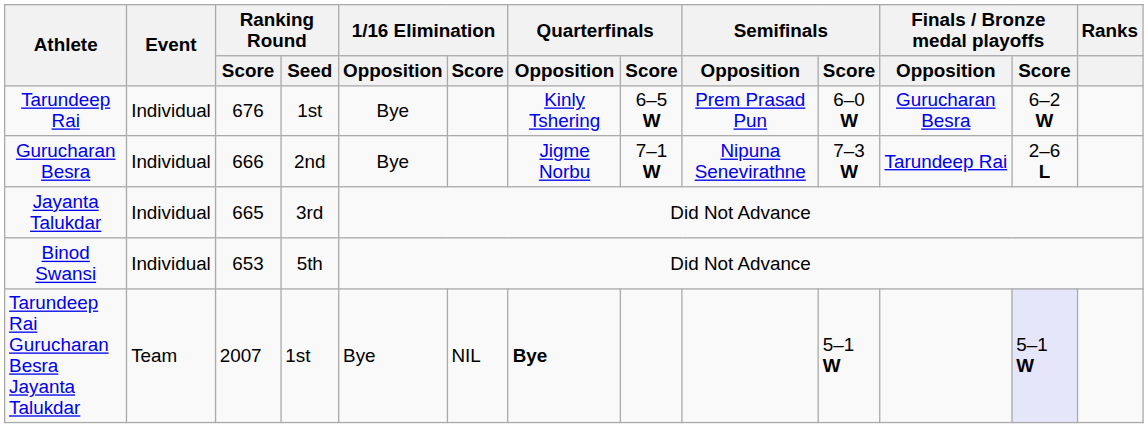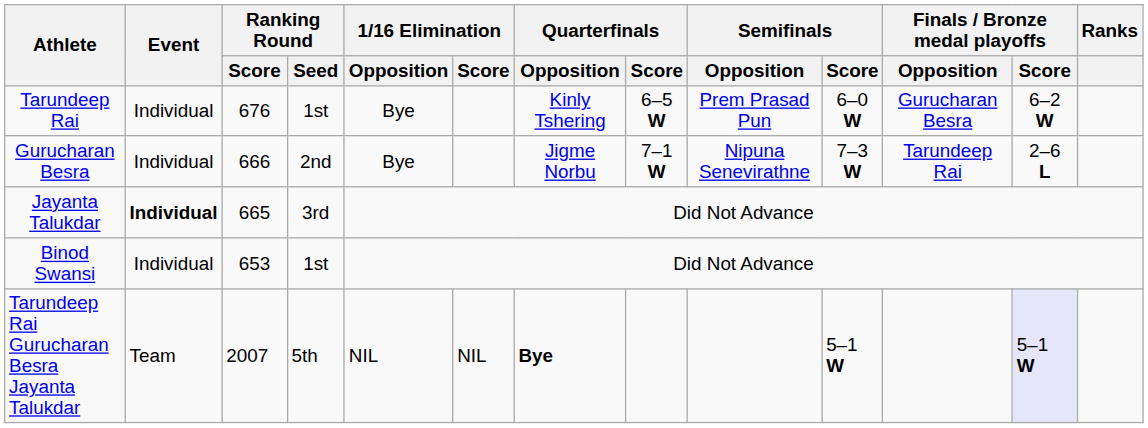(171, 213) normal -> (174, 213) bold
(310, 263) 5th -> (316, 263) 1st
(298, 356) 1st -> (305, 356) 5th
(359, 356) Bye -> (363, 356) NIL
